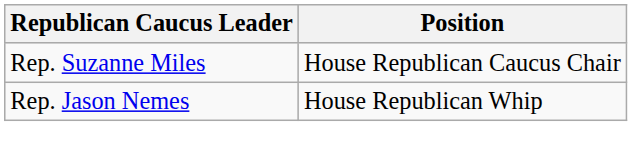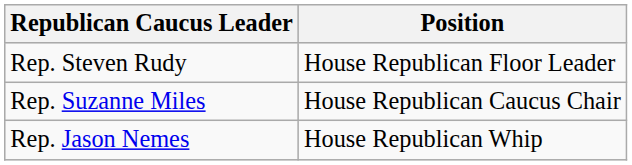+ row: (99, 62)
